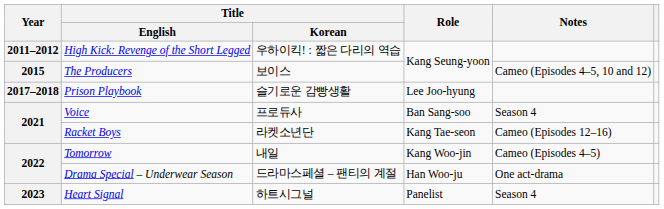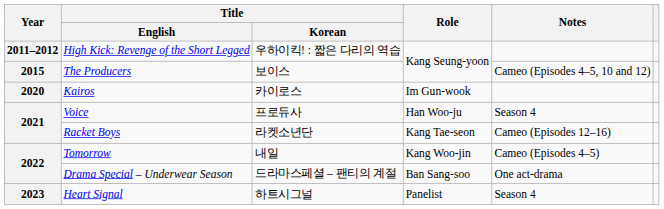- row: (103, 92)
+ row: (79, 92)
(438, 112) Ban Sang-soo -> (434, 112) Han Woo-ju
(434, 173) Han Woo-ju -> (438, 173) Ban Sang-soo
